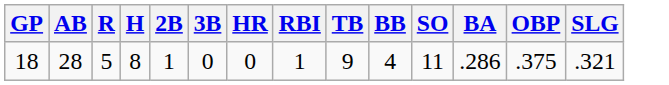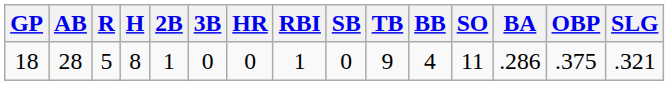+ column: (346, 23)
